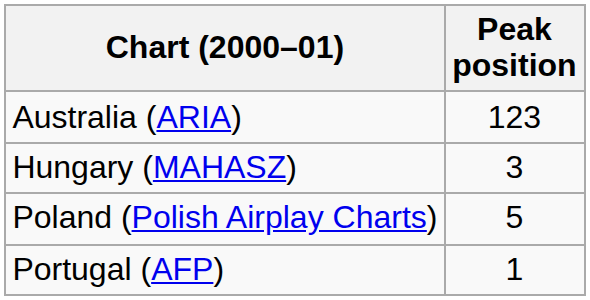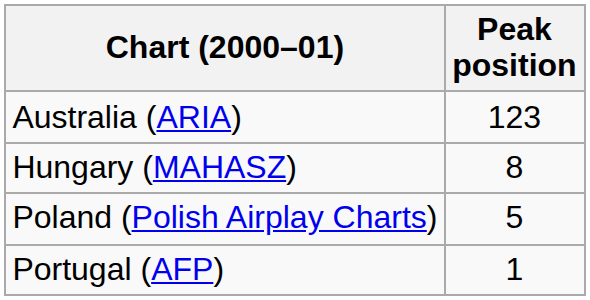(514, 167) 3 -> (514, 167) 8
